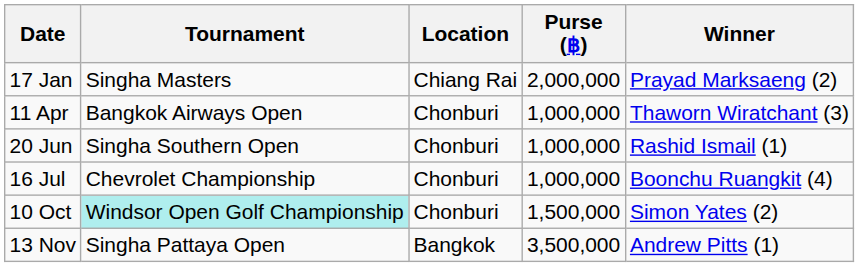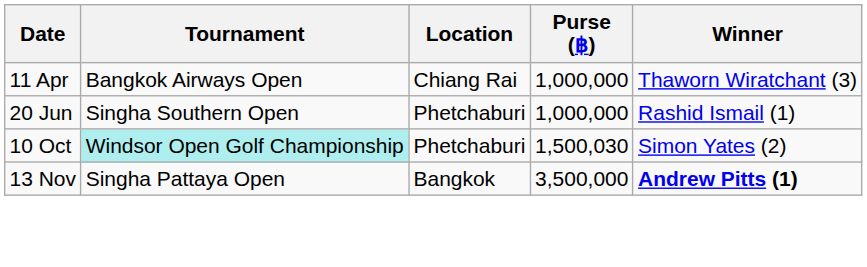- row: (41, 80)
(456, 113) Chonburi -> (465, 80) Chiang Rai
(456, 146) Chonburi -> (469, 113) Phetchaburi
- row: (38, 179)
(456, 212) Chonburi -> (469, 146) Phetchaburi
(574, 212) 1,500,000 -> (582, 146) 1,500,030
(704, 246) normal -> (718, 179) bold
